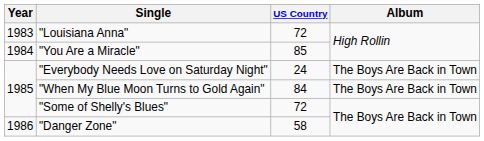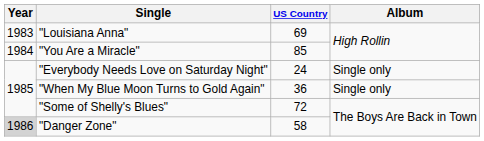(300, 32) 72 -> (300, 32) 69
(405, 70) The Boys Are Back in Town -> (362, 70) Single only
(300, 88) 84 -> (300, 88) 36
(405, 88) The Boys Are Back in Town -> (362, 88) Single only
(20, 126) no background -> (20, 126) lightgrey background
